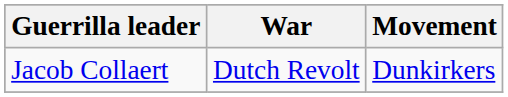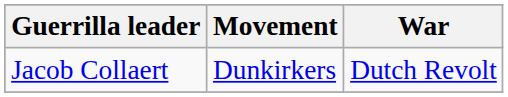columns swapped: (435, 26) <-> (286, 26)
